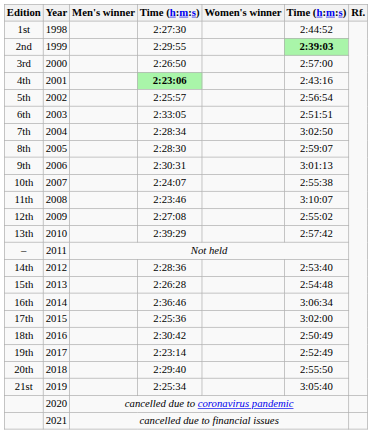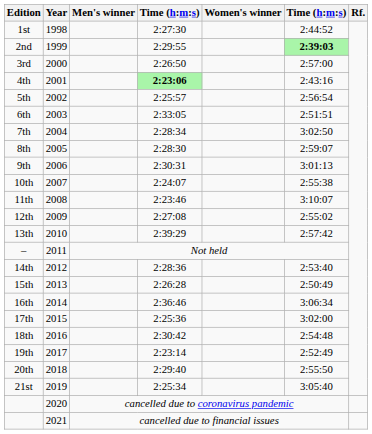(316, 285) 2:54:48 -> (316, 285) 2:50:49
(316, 336) 2:50:49 -> (316, 336) 2:54:48
